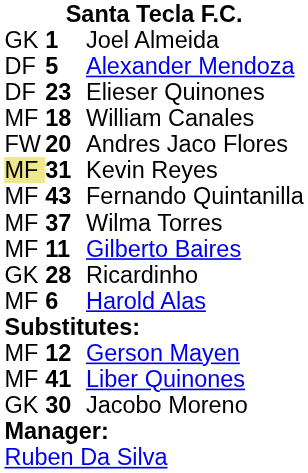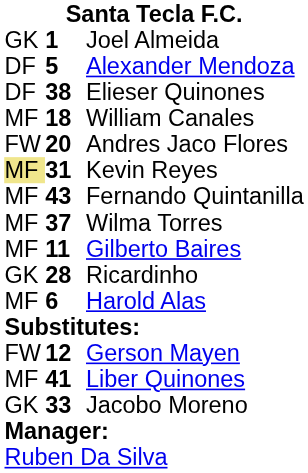(58, 91) 23 -> (58, 91) 38
(21, 352) MF -> (23, 352) FW
(58, 404) 30 -> (58, 404) 33
